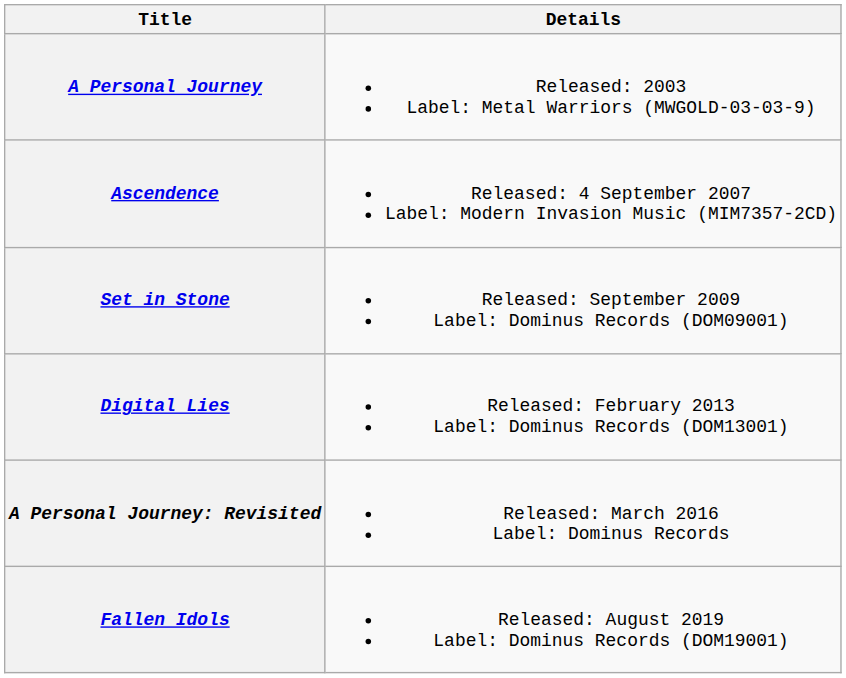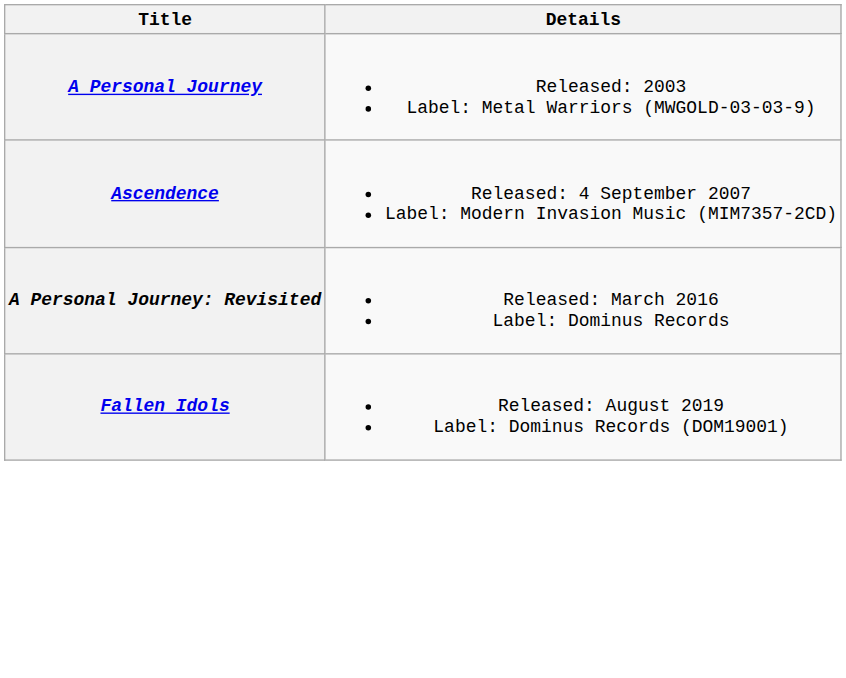- row: (165, 300)
- row: (165, 407)
